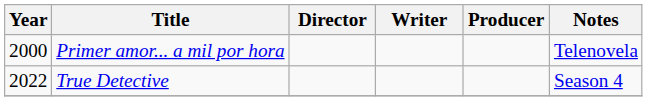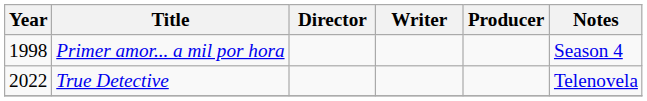(28, 50) 2000 -> (28, 50) 1998
(596, 50) Telenovela -> (588, 50) Season 4
(588, 80) Season 4 -> (596, 80) Telenovela
